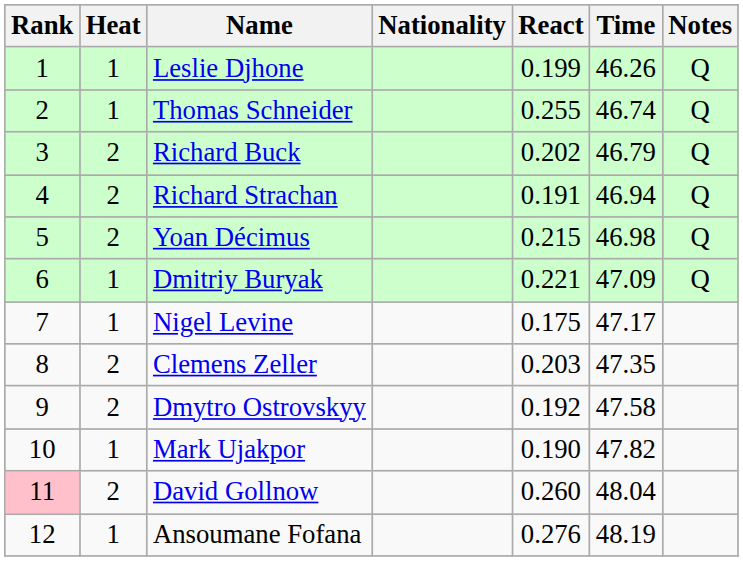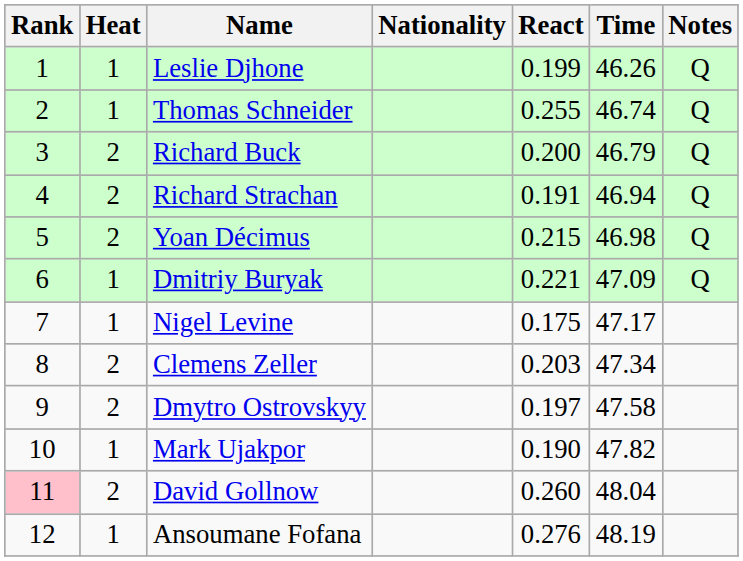(551, 152) 0.202 -> (551, 152) 0.200
(626, 364) 47.35 -> (626, 364) 47.34
(551, 407) 0.192 -> (551, 407) 0.197
